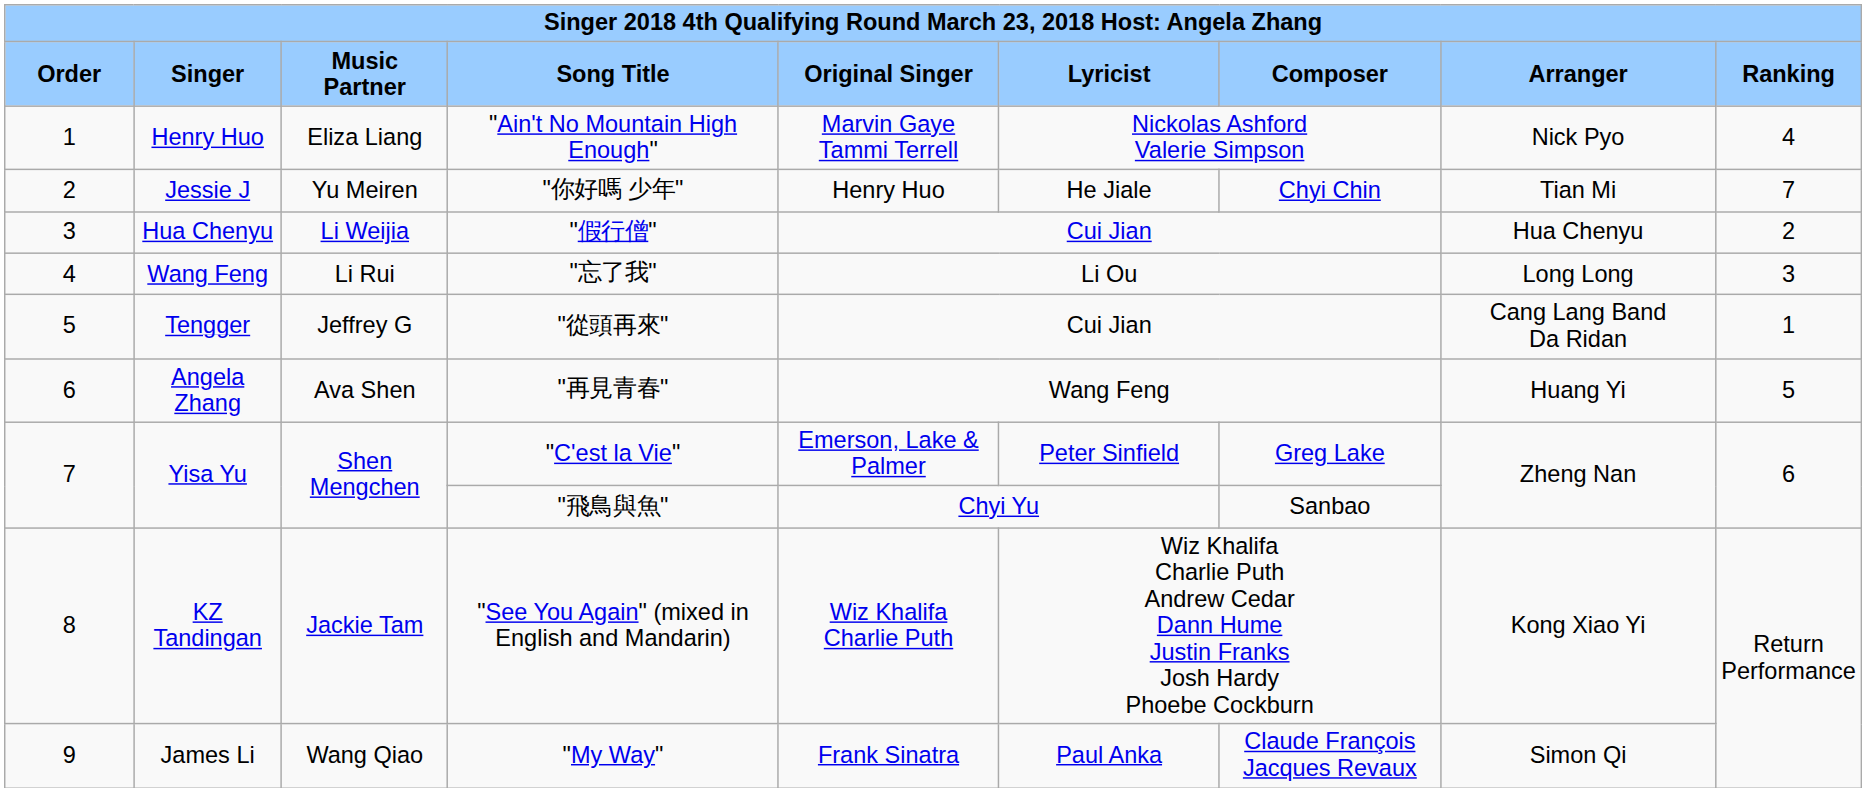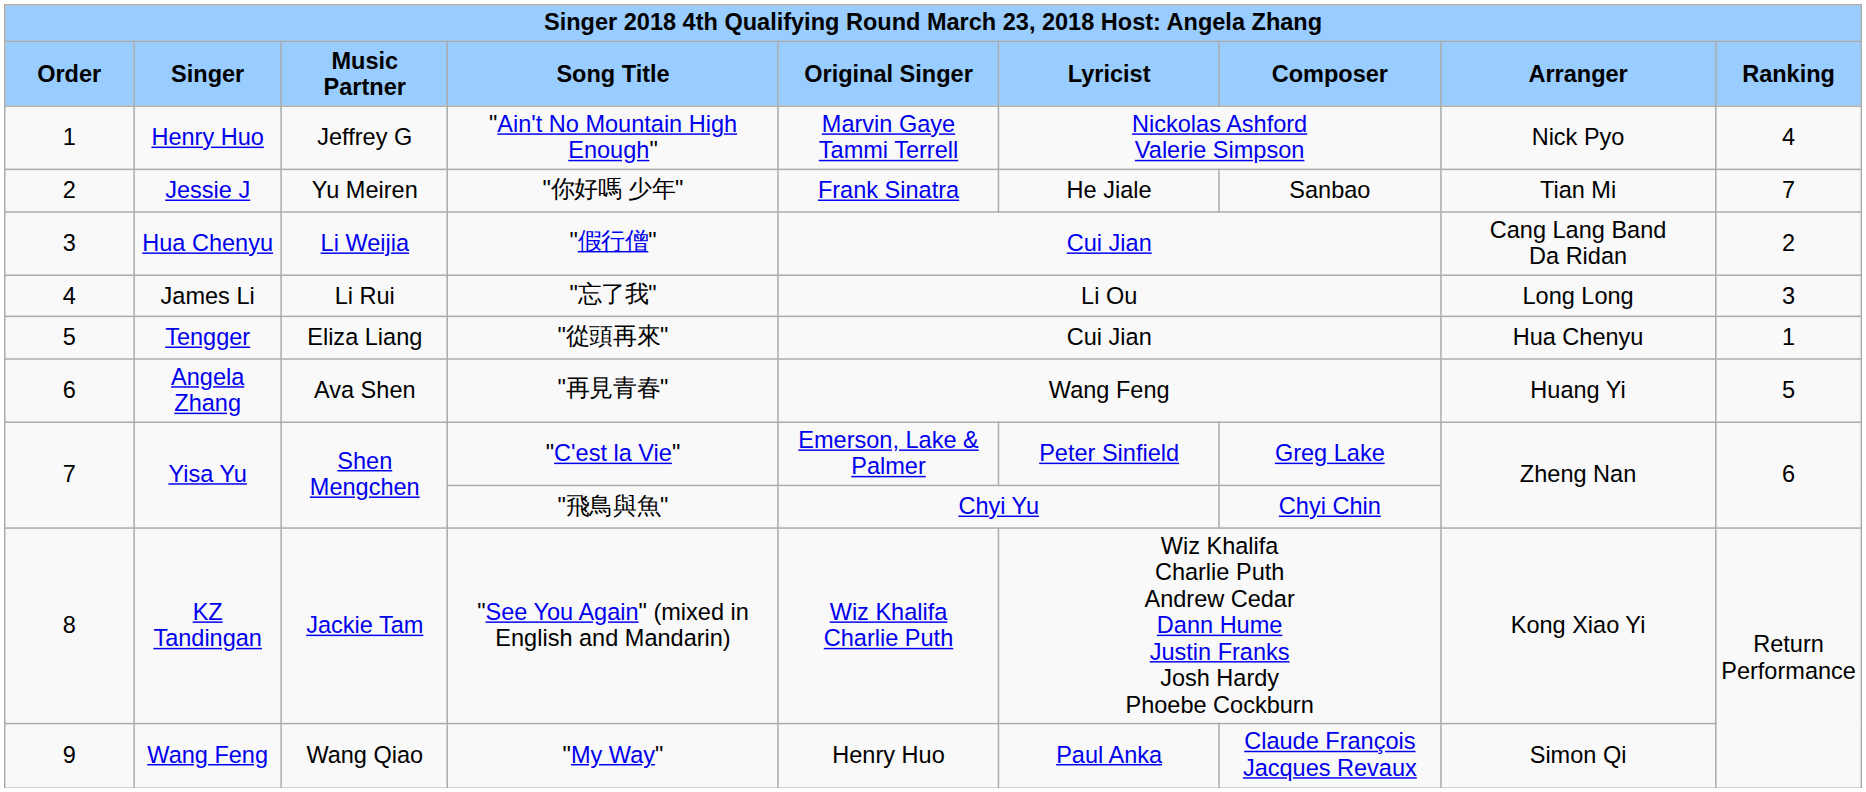(365, 137) Eliza Liang -> (365, 137) Jeffrey G
(889, 190) Henry Huo -> (889, 190) Frank Sinatra
(1330, 190) Chyi Chin -> (1330, 190) Sanbao
(1578, 231) Hua Chenyu -> (1578, 242) Cang Lang Band Da Ridan
(208, 273) Wang Feng -> (208, 295) James Li
(365, 326) Jeffrey G -> (365, 337) Eliza Liang
(1578, 326) Cang Lang Band Da Ridan -> (1578, 337) Hua Chenyu
(1330, 506) Sanbao -> (1330, 506) Chyi Chin
(208, 755) James Li -> (208, 755) Wang Feng
(889, 755) Frank Sinatra -> (889, 755) Henry Huo
